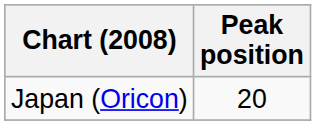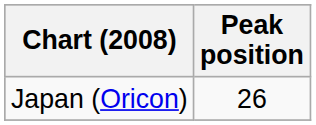(252, 98) 20 -> (252, 98) 26
